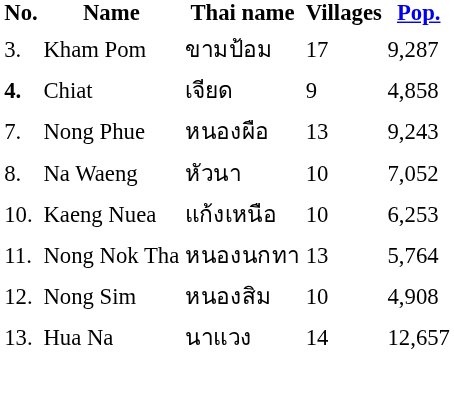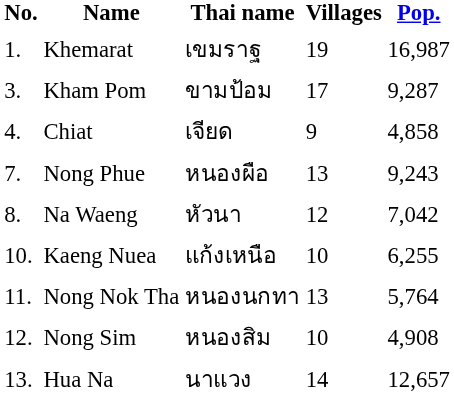+ row: (88, 49)
(13, 90) bold -> (13, 131) normal
(317, 172) 10 -> (317, 213) 12
(413, 172) 7,052 -> (413, 213) 7,042
(413, 213) 6,253 -> (413, 254) 6,255
